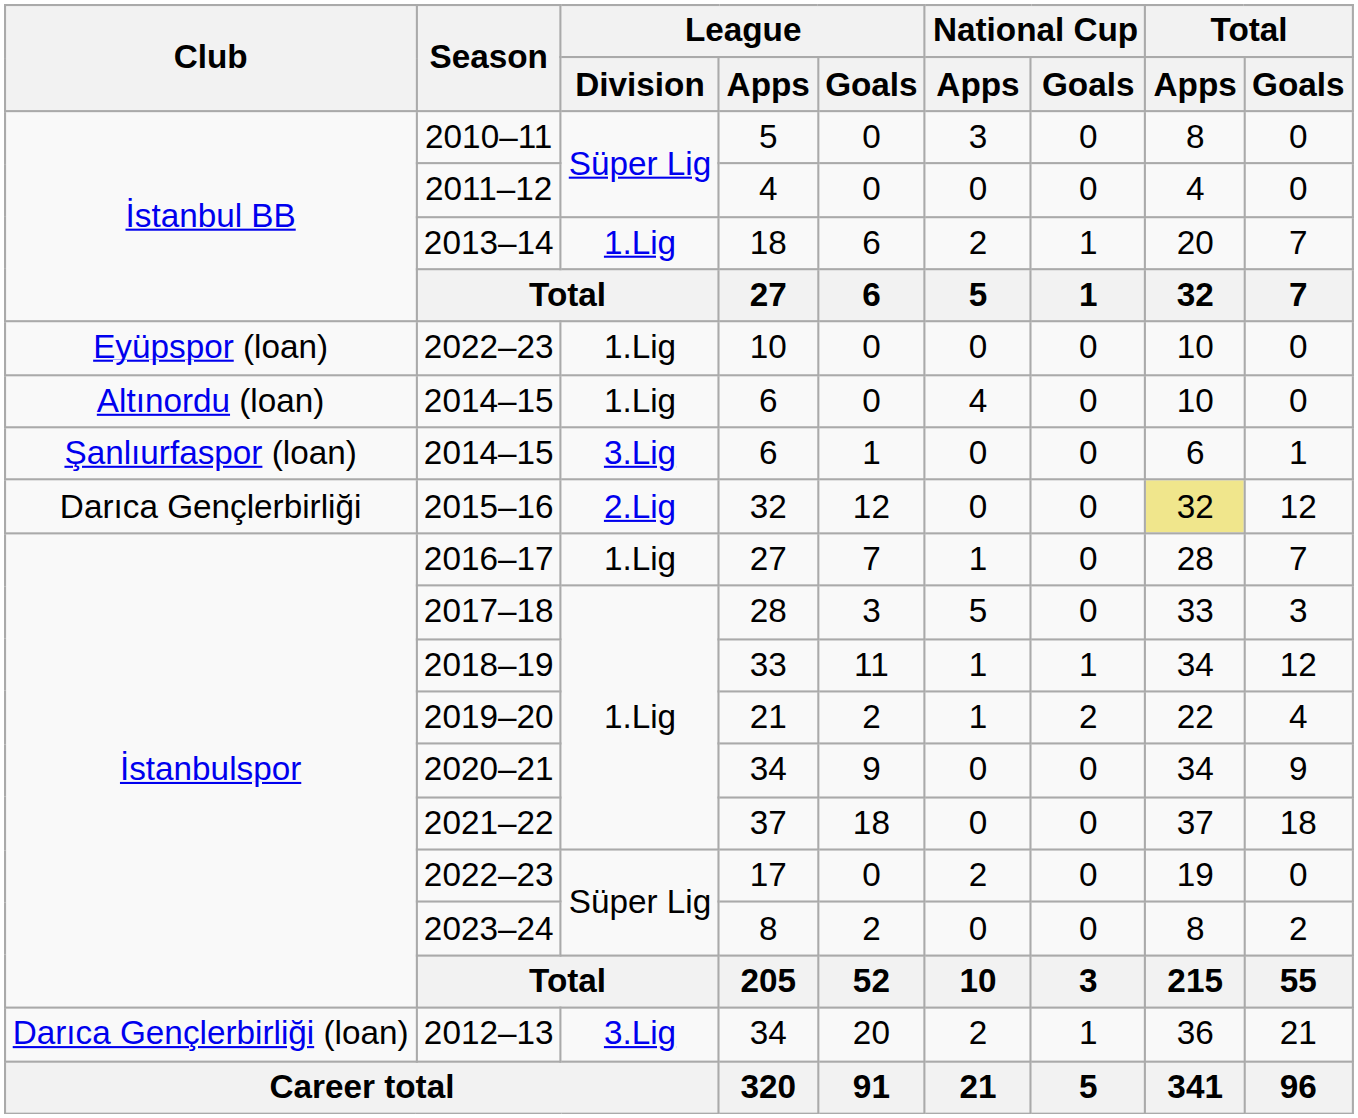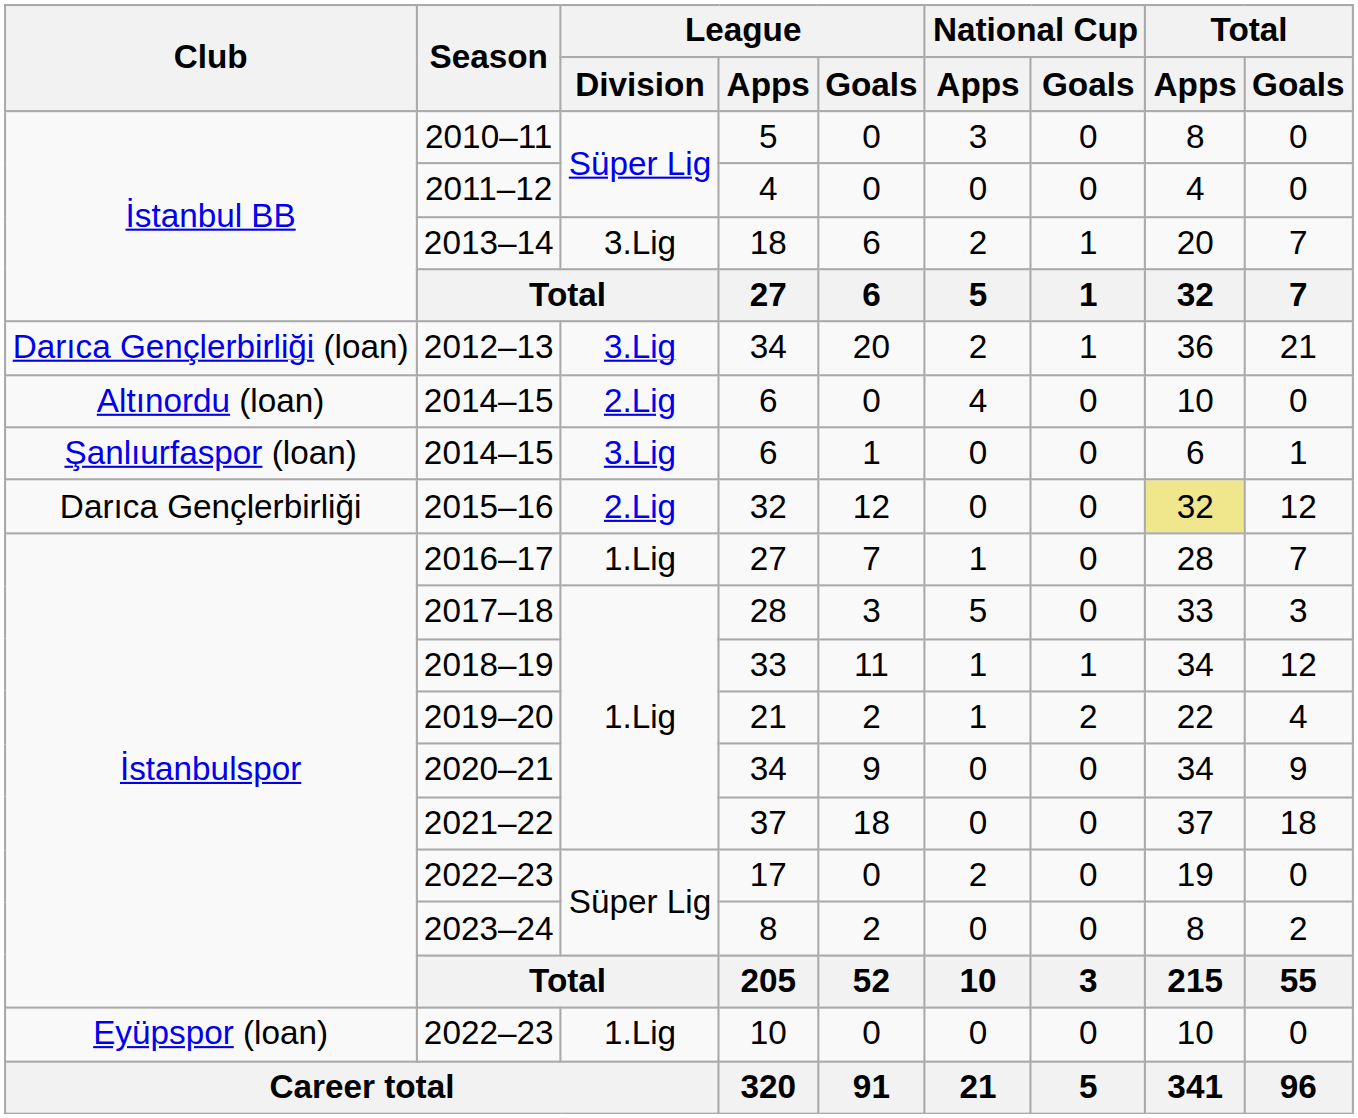(640, 242) 1.Lig -> (640, 242) 3.Lig
rows swapped: (211, 1033) <-> (211, 347)
(640, 400) 1.Lig -> (640, 400) 2.Lig
